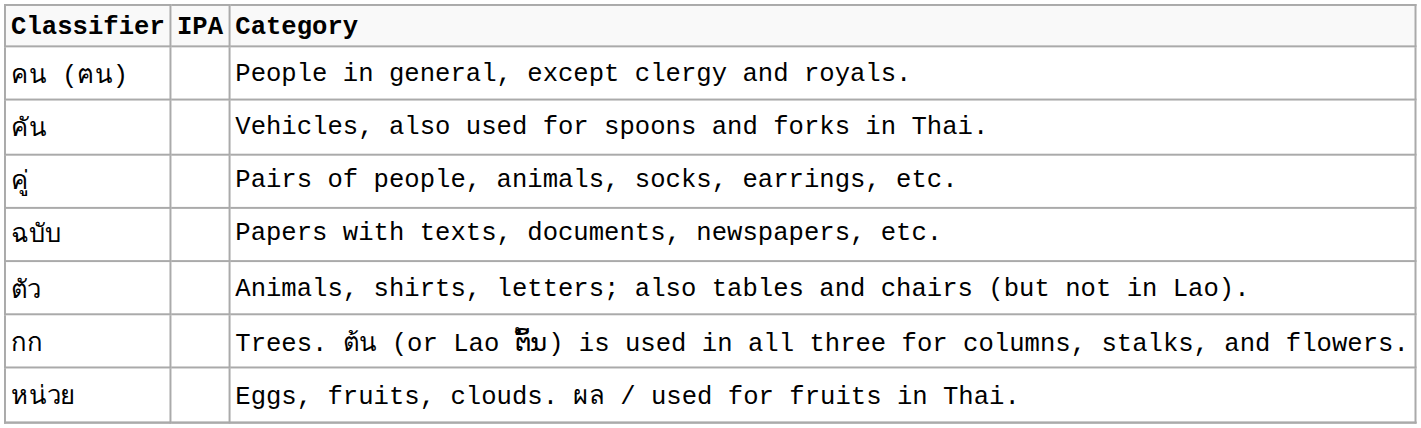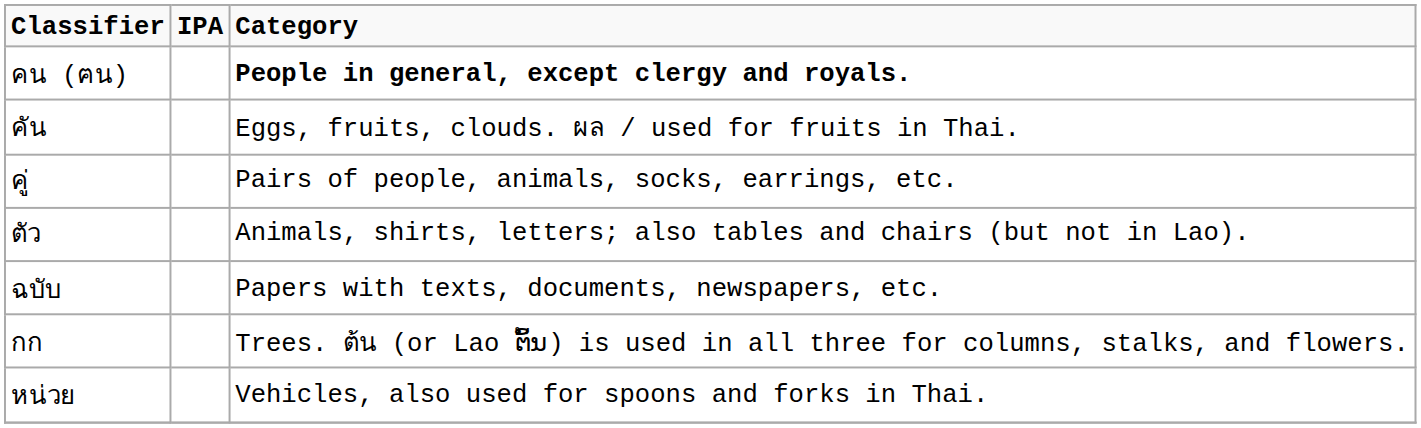(573, 74) normal -> (573, 74) bold
(612, 127) Vehicles, also used for spoons and forks in Thai. -> (628, 129) Eggs, fruits, clouds. ผล / used for fruits in Thai.
rows swapped: (36, 236) <-> (26, 290)
(628, 397) Eggs, fruits, clouds. ผล / used for fruits in Thai. -> (612, 395) Vehicles, also used for spoons and forks in Thai.
